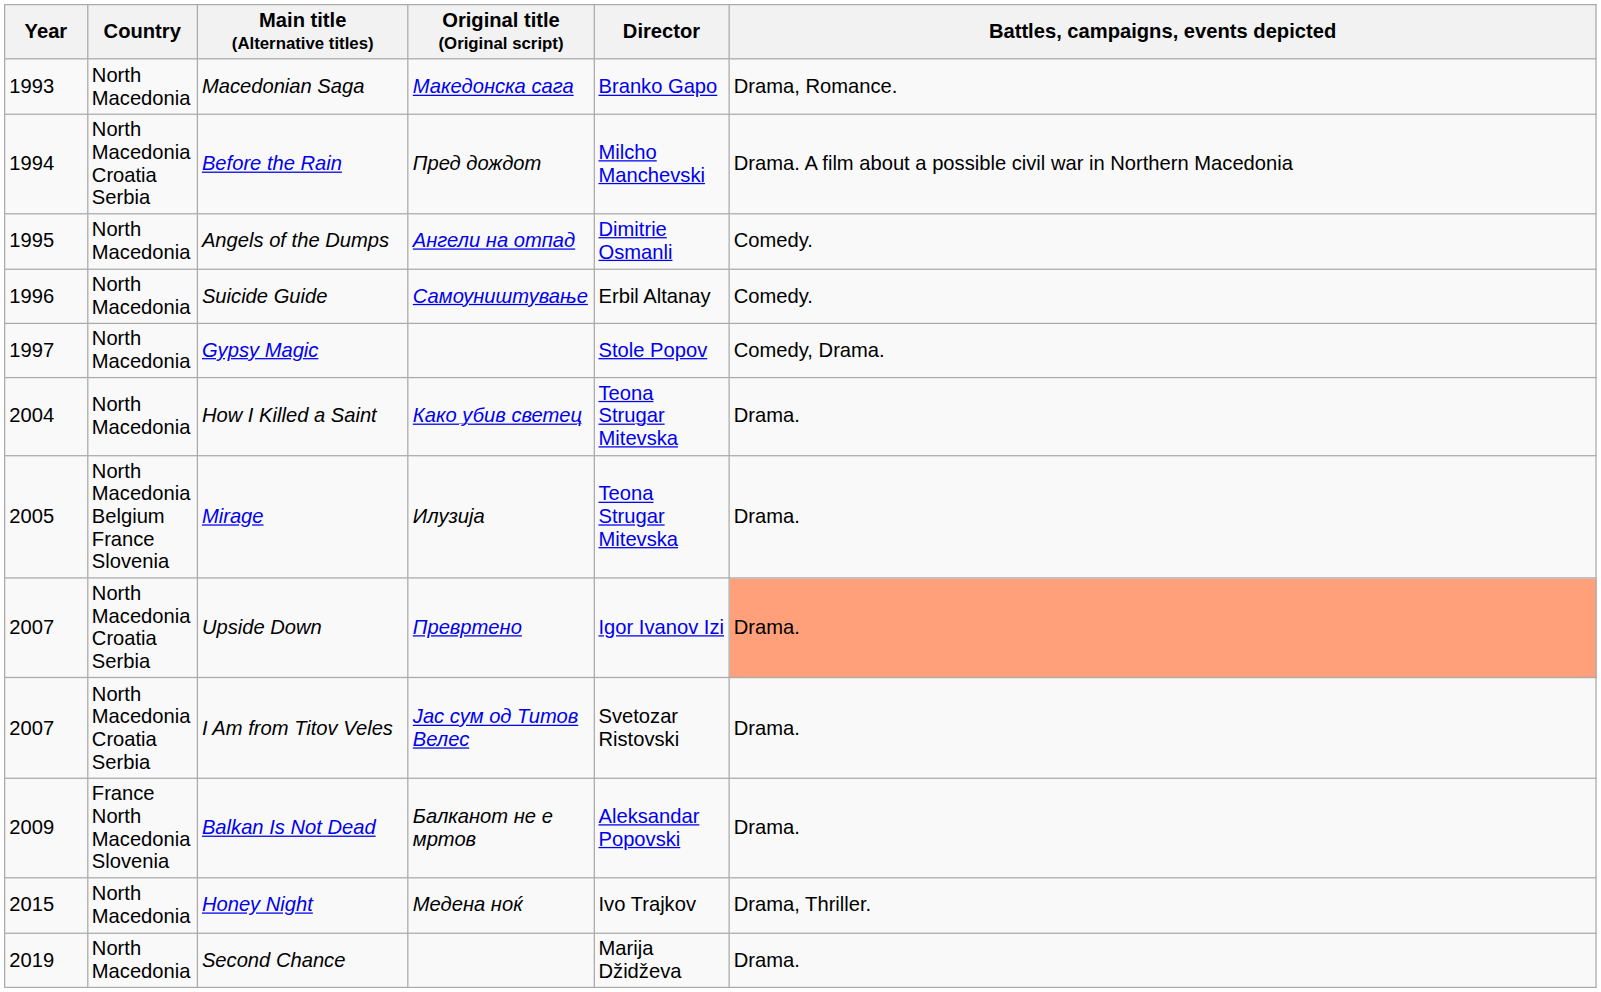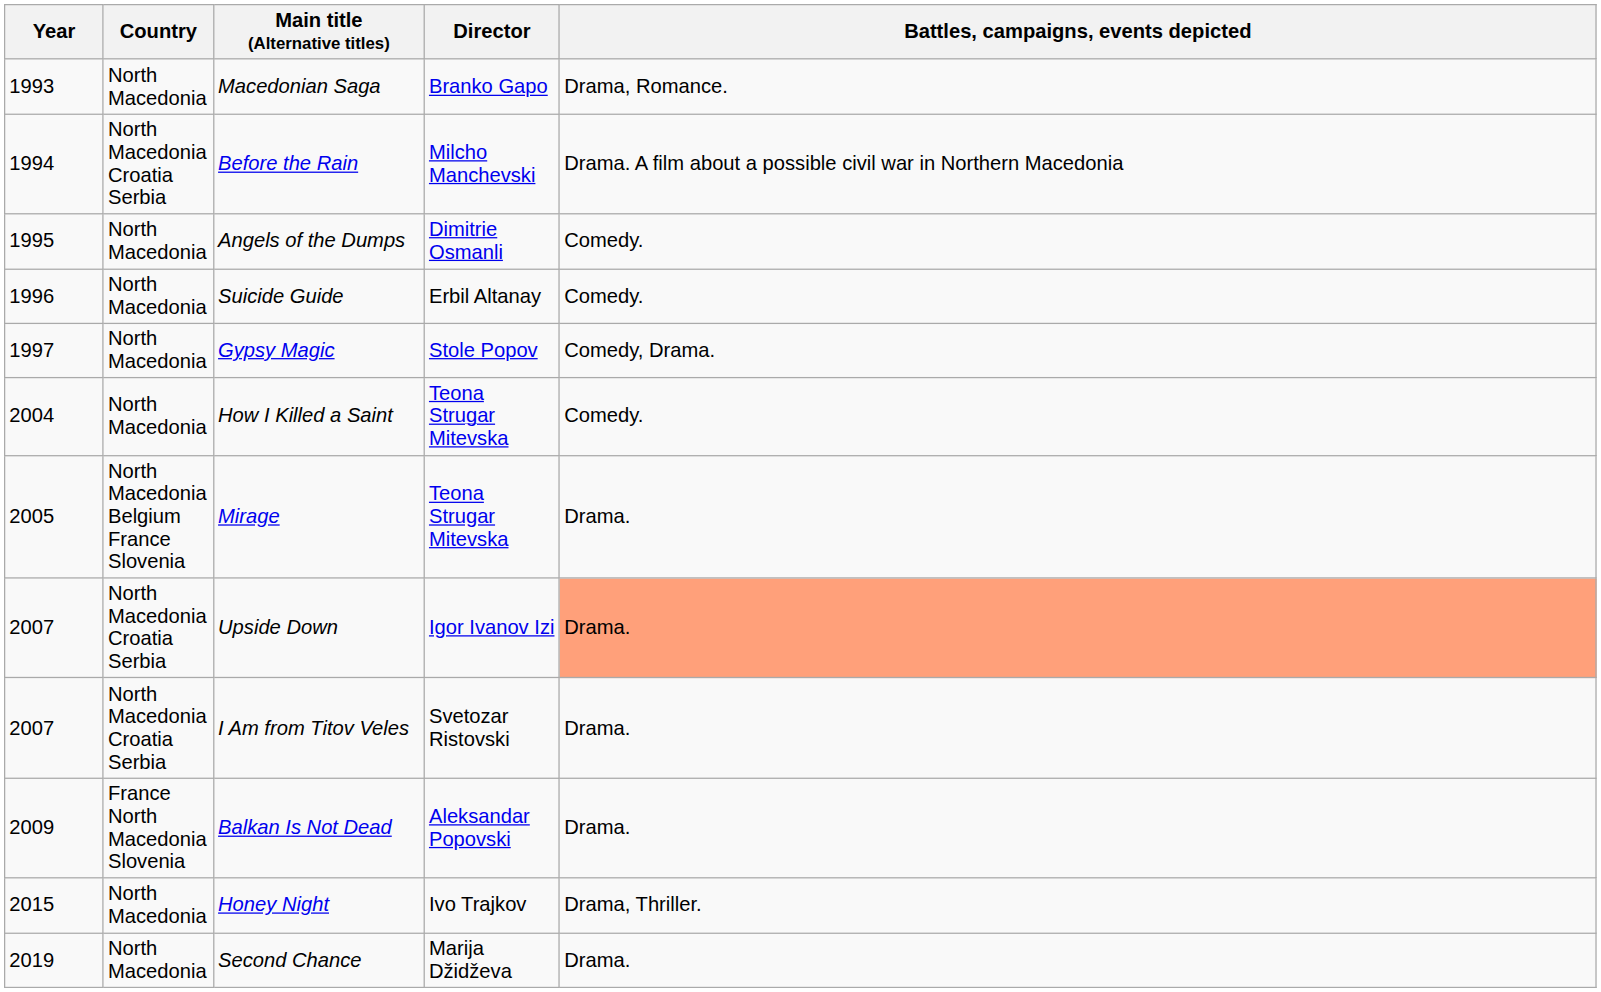- column: (501, 31)
(767, 416) Drama. -> (604, 416) Comedy.
